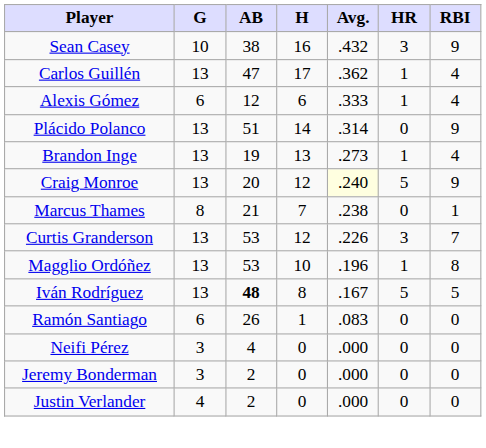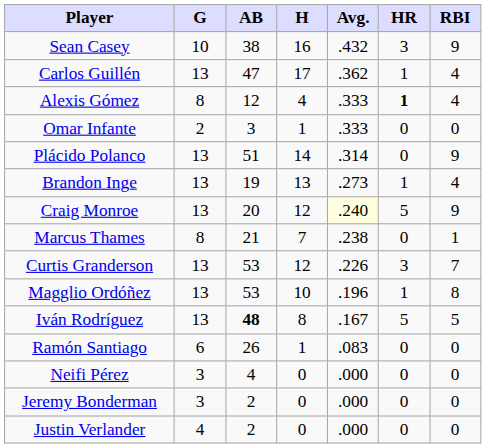(200, 100) 6 -> (200, 100) 8
(302, 100) 6 -> (302, 100) 4
(404, 100) normal -> (404, 100) bold
+ row: (90, 127)
